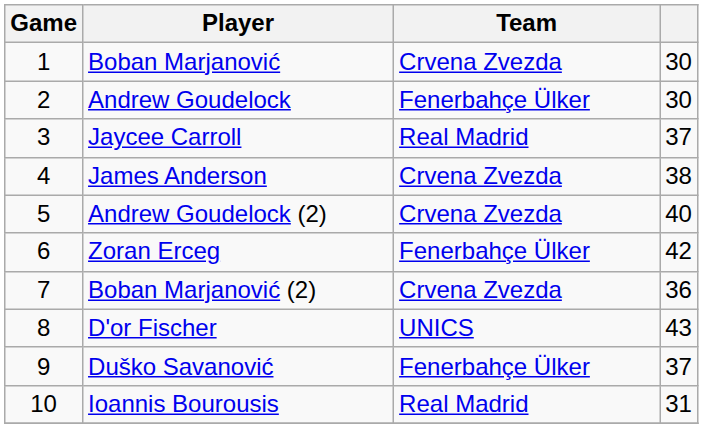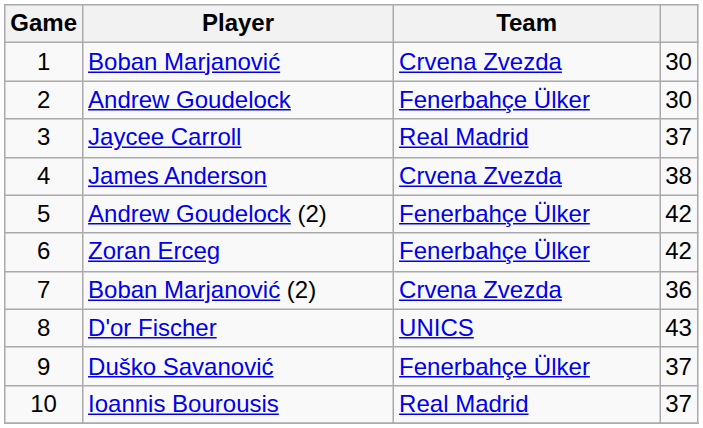(480, 213) Crvena Zvezda -> (494, 213) Fenerbahçe Ülker
(679, 213) 40 -> (679, 213) 42
(679, 404) 31 -> (679, 404) 37
